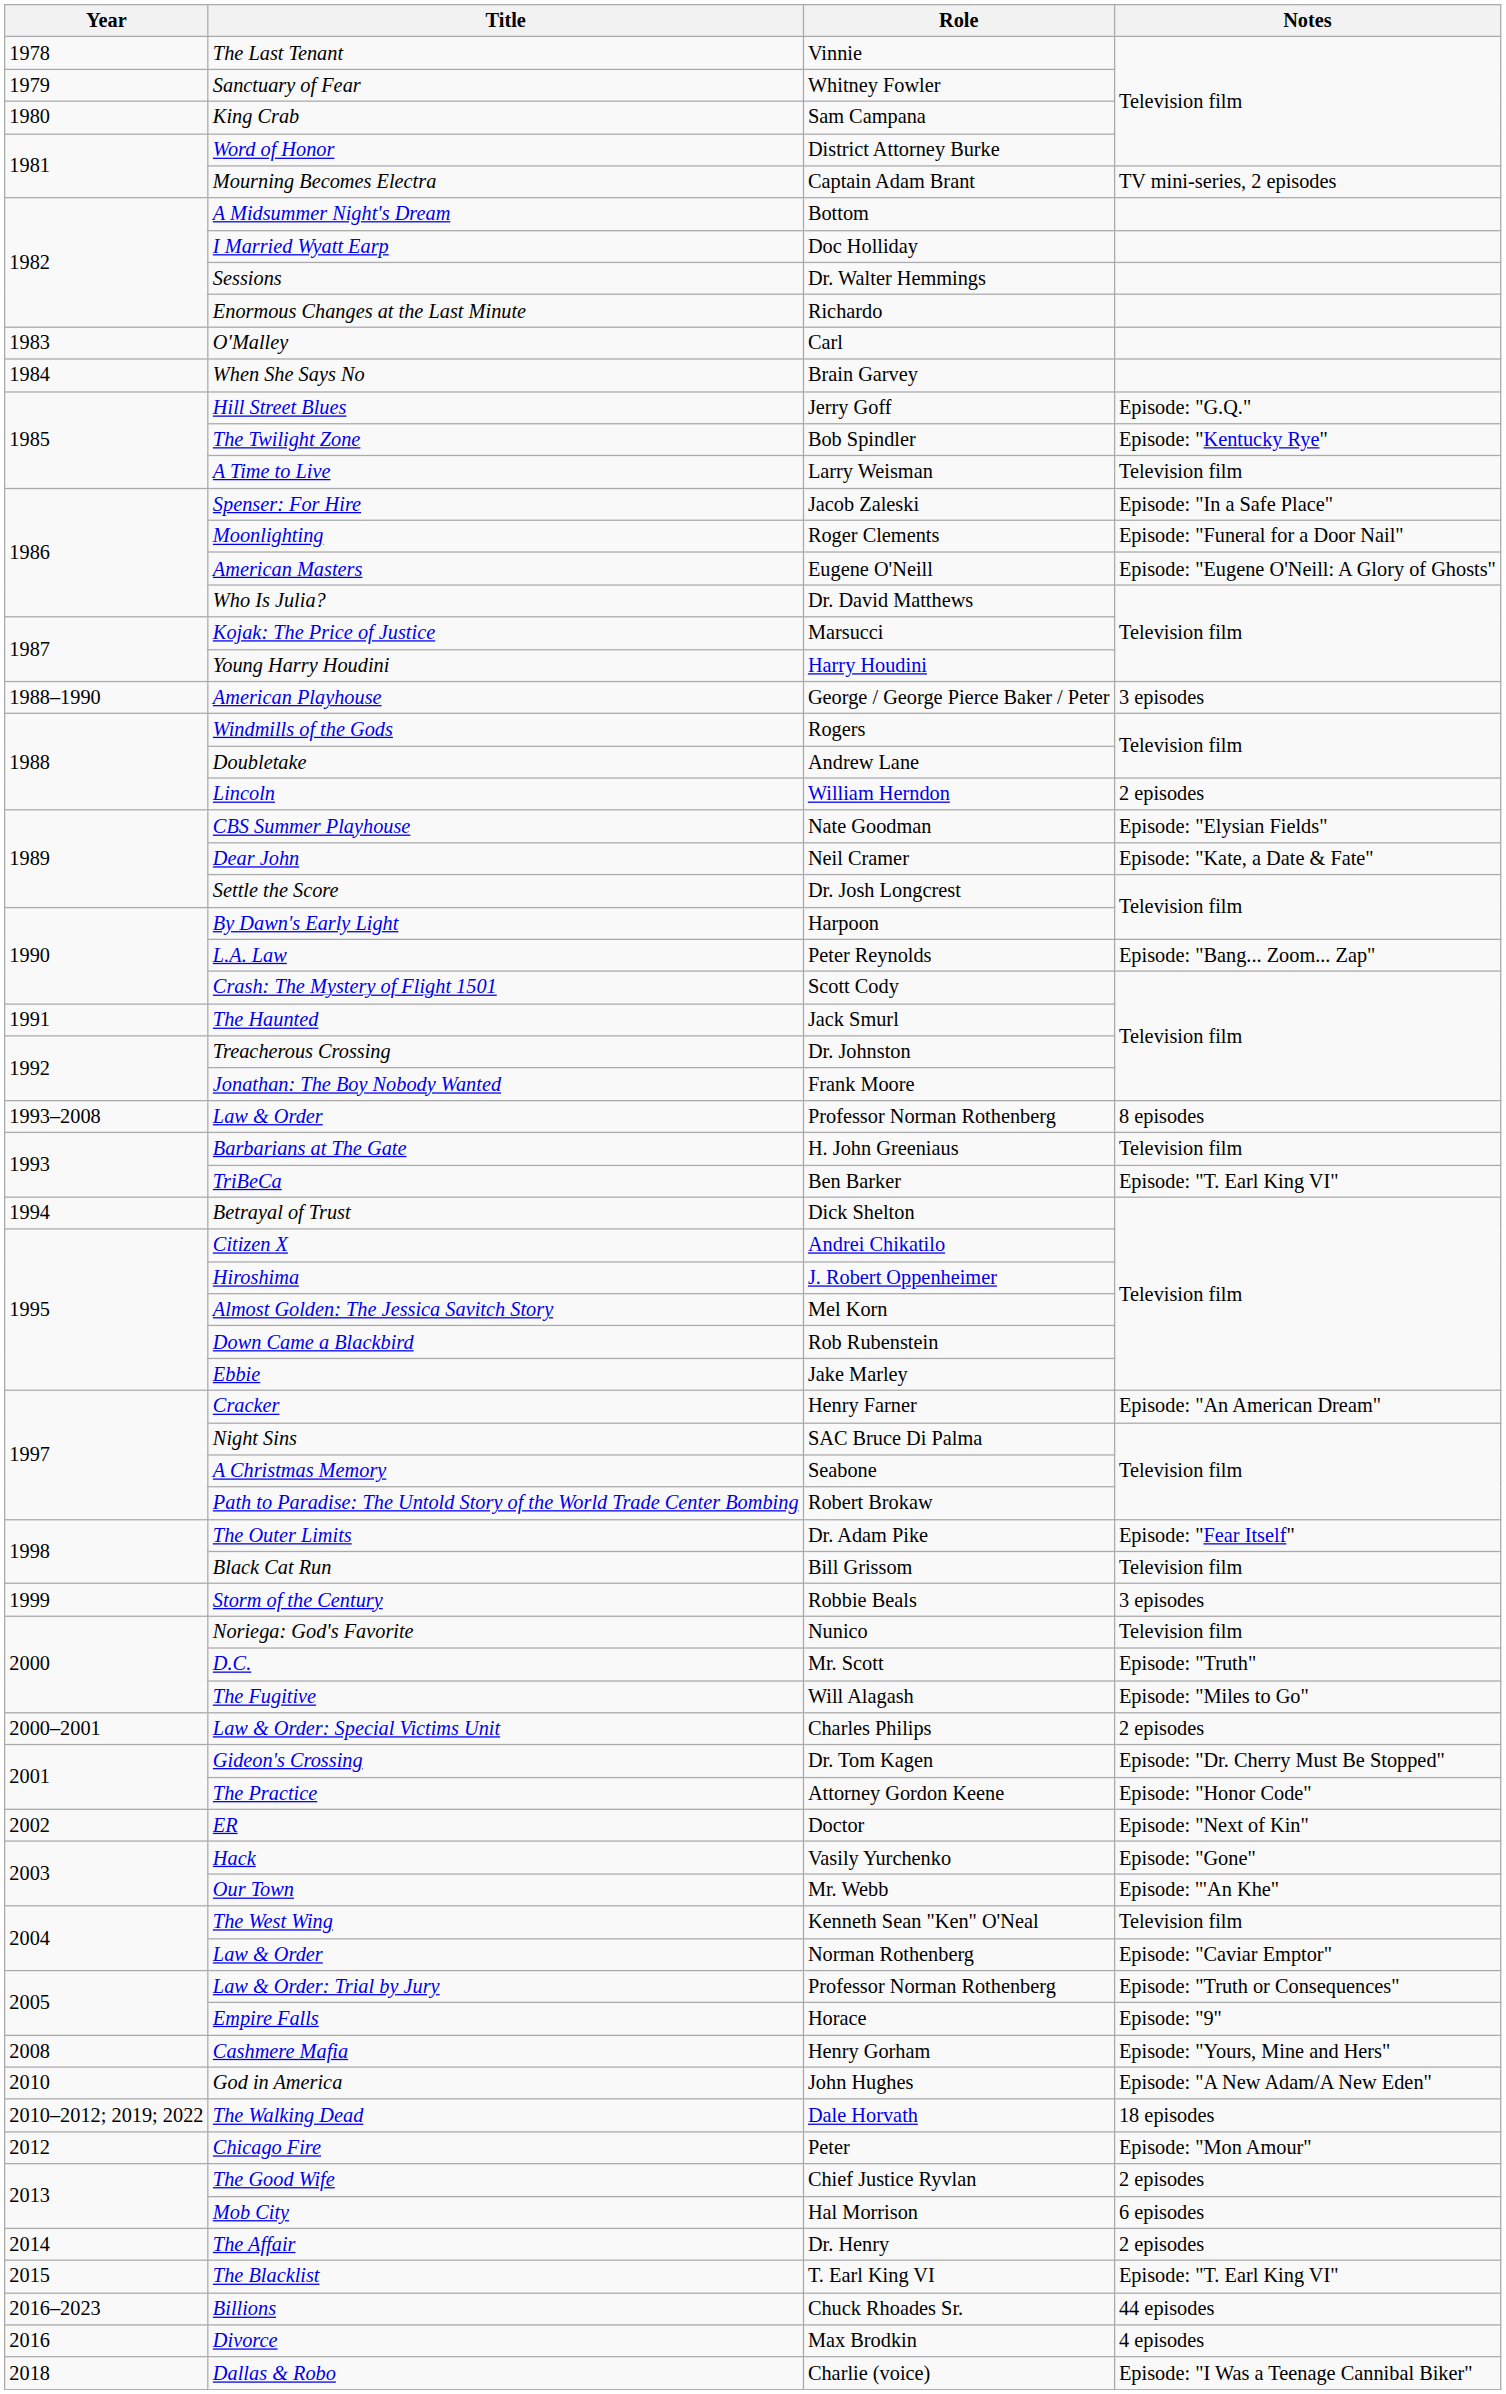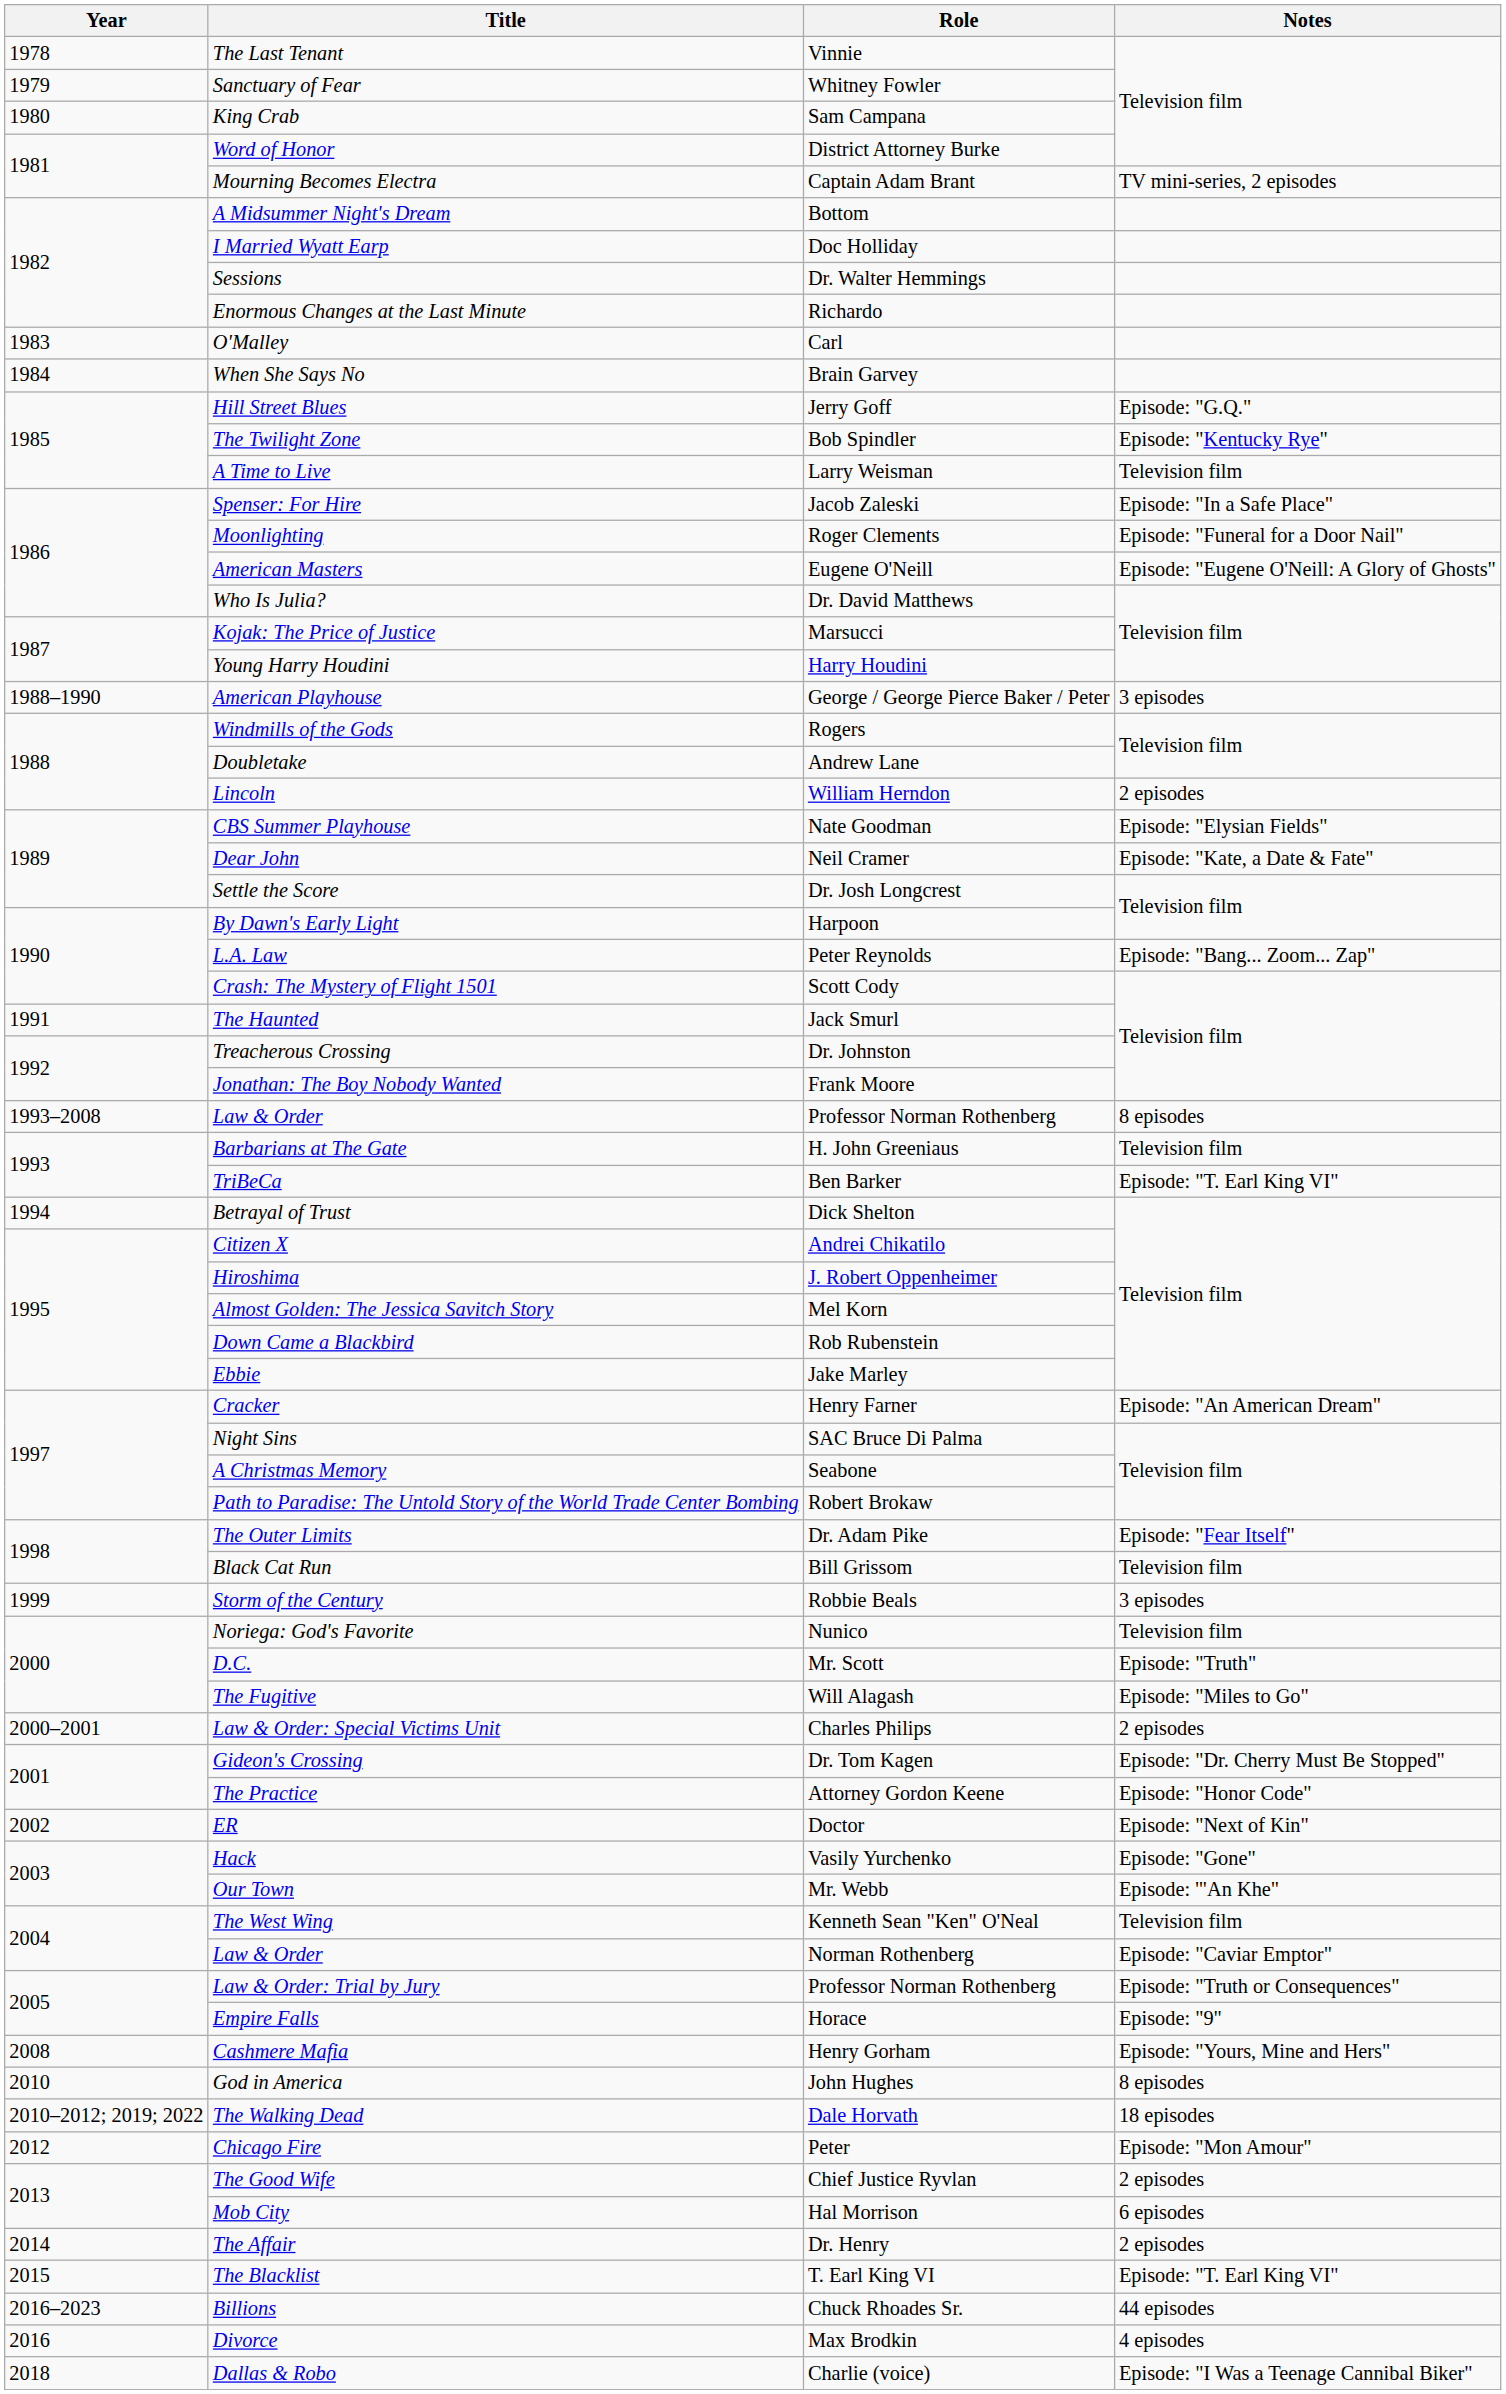(1275, 2083) Episode: "A New Adam/A New Eden" -> (1162, 2083) 8 episodes
